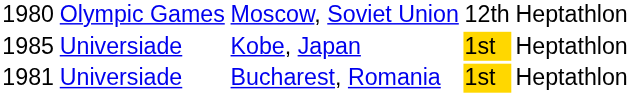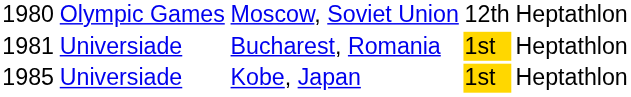rows swapped: (336, 77) <-> (296, 46)
